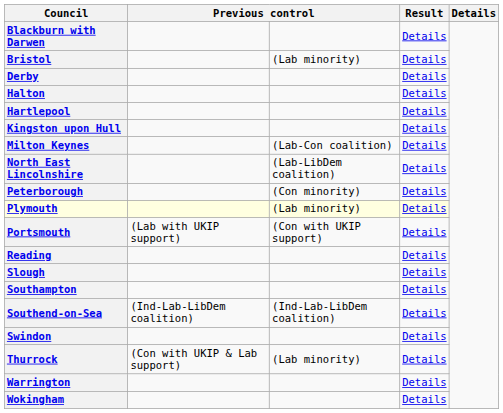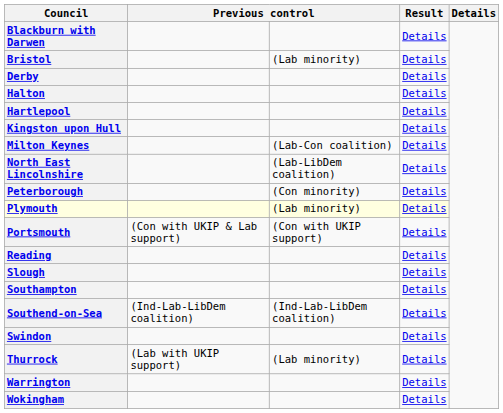(175, 232) (Lab with UKIP support) -> (194, 232) (Con with UKIP & Lab support)
(194, 359) (Con with UKIP & Lab support) -> (175, 359) (Lab with UKIP support)
